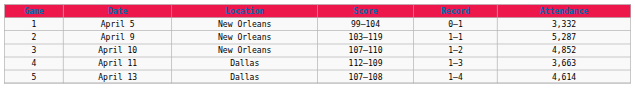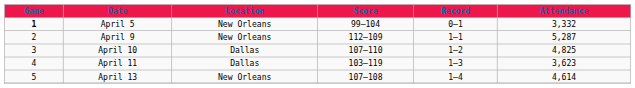(34, 24) normal -> (34, 24) bold
(366, 37) 103–119 -> (366, 37) 112–109
(245, 50) New Orleans -> (245, 50) Dallas
(564, 50) 4,852 -> (564, 50) 4,825
(366, 63) 112–109 -> (366, 63) 103–119
(564, 63) 3,663 -> (564, 63) 3,623
(245, 77) Dallas -> (245, 77) New Orleans
